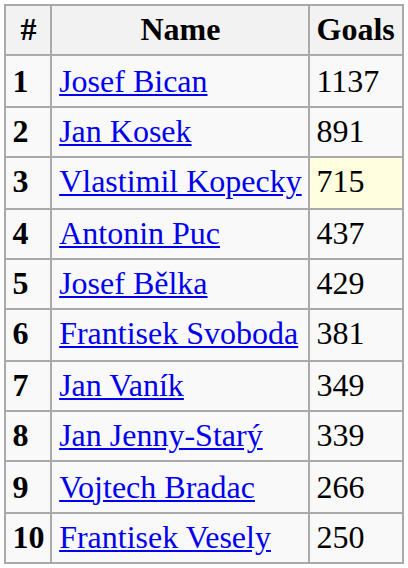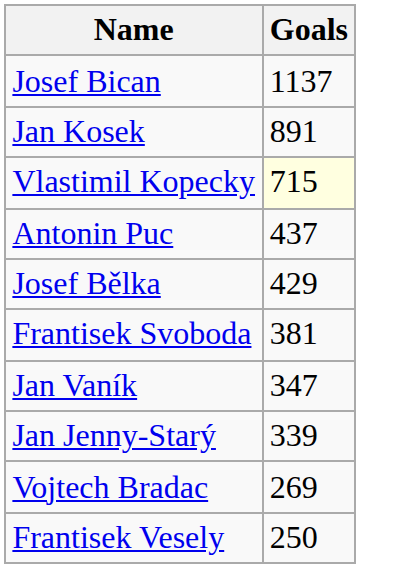- column: (28, 29)
(340, 385) 349 -> (294, 385) 347
(340, 486) 266 -> (294, 486) 269
